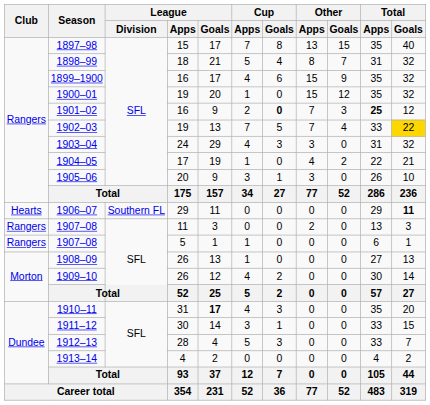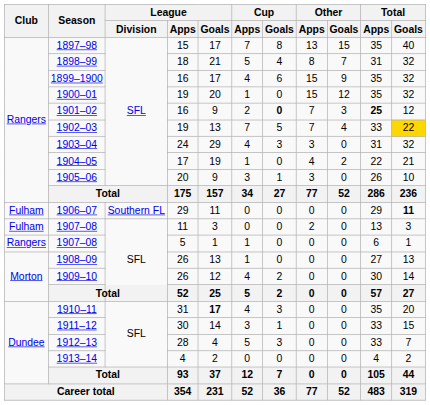(26, 210) Hearts -> (26, 210) Fulham
(26, 227) Rangers -> (26, 227) Fulham
